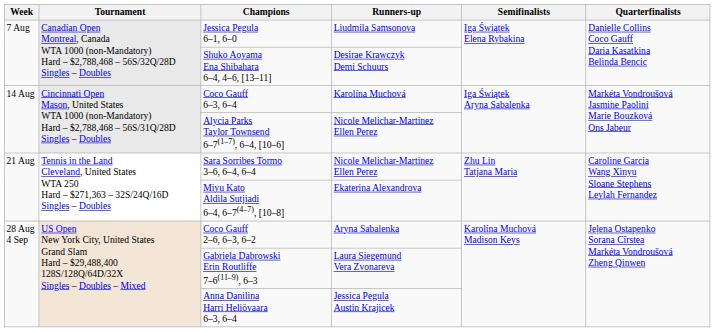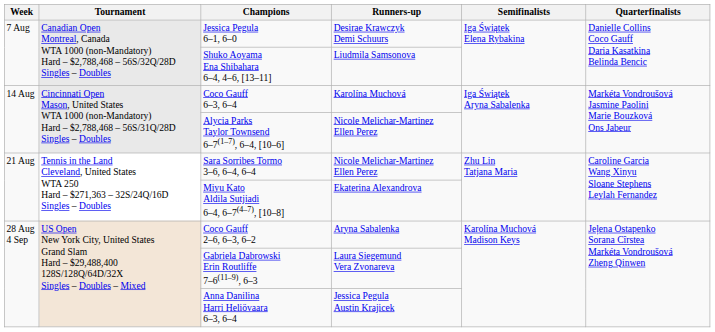(374, 28) Liudmila Samsonova -> (369, 34) Desirae Krawczyk Demi Schuurs
(369, 61) Desirae Krawczyk Demi Schuurs -> (374, 55) Liudmila Samsonova
